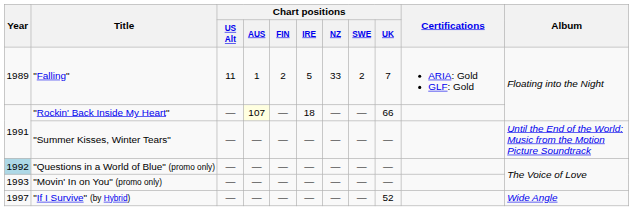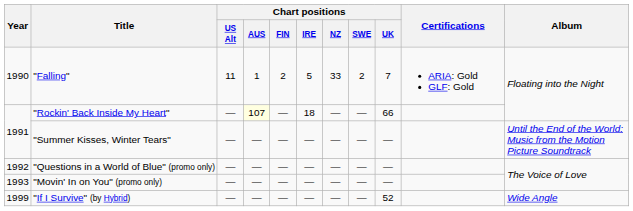(18, 76) 1989 -> (18, 76) 1990
(18, 166) lightblue background -> (18, 166) no background
(18, 198) 1997 -> (18, 198) 1999
